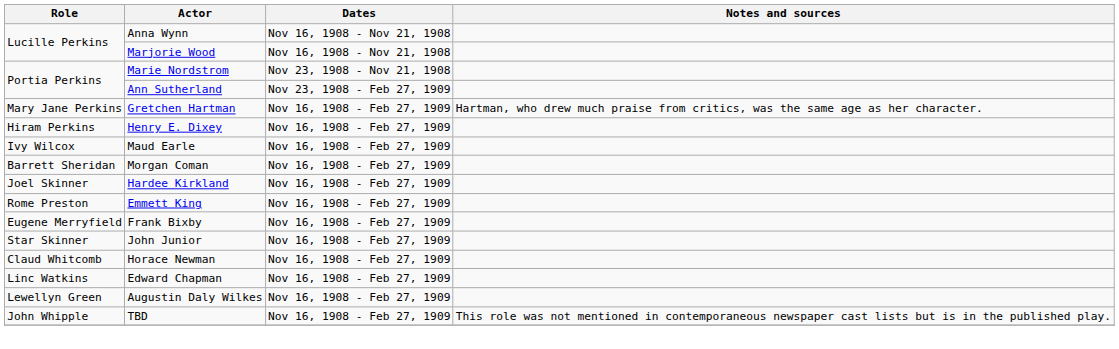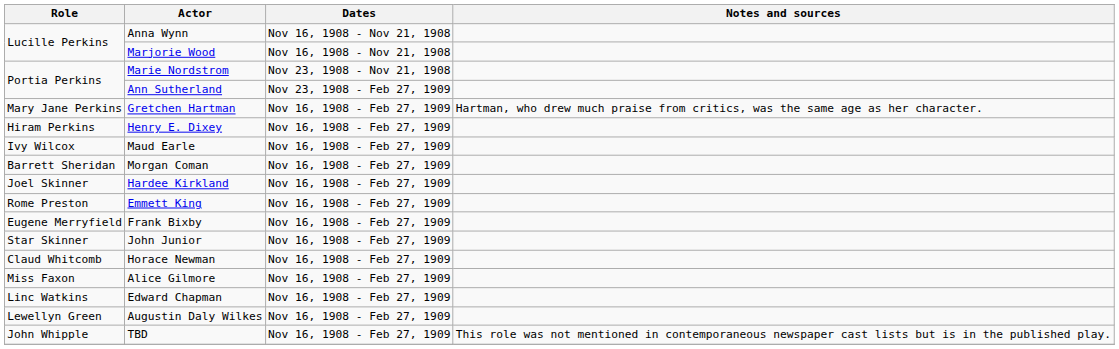+ row: (171, 278)
